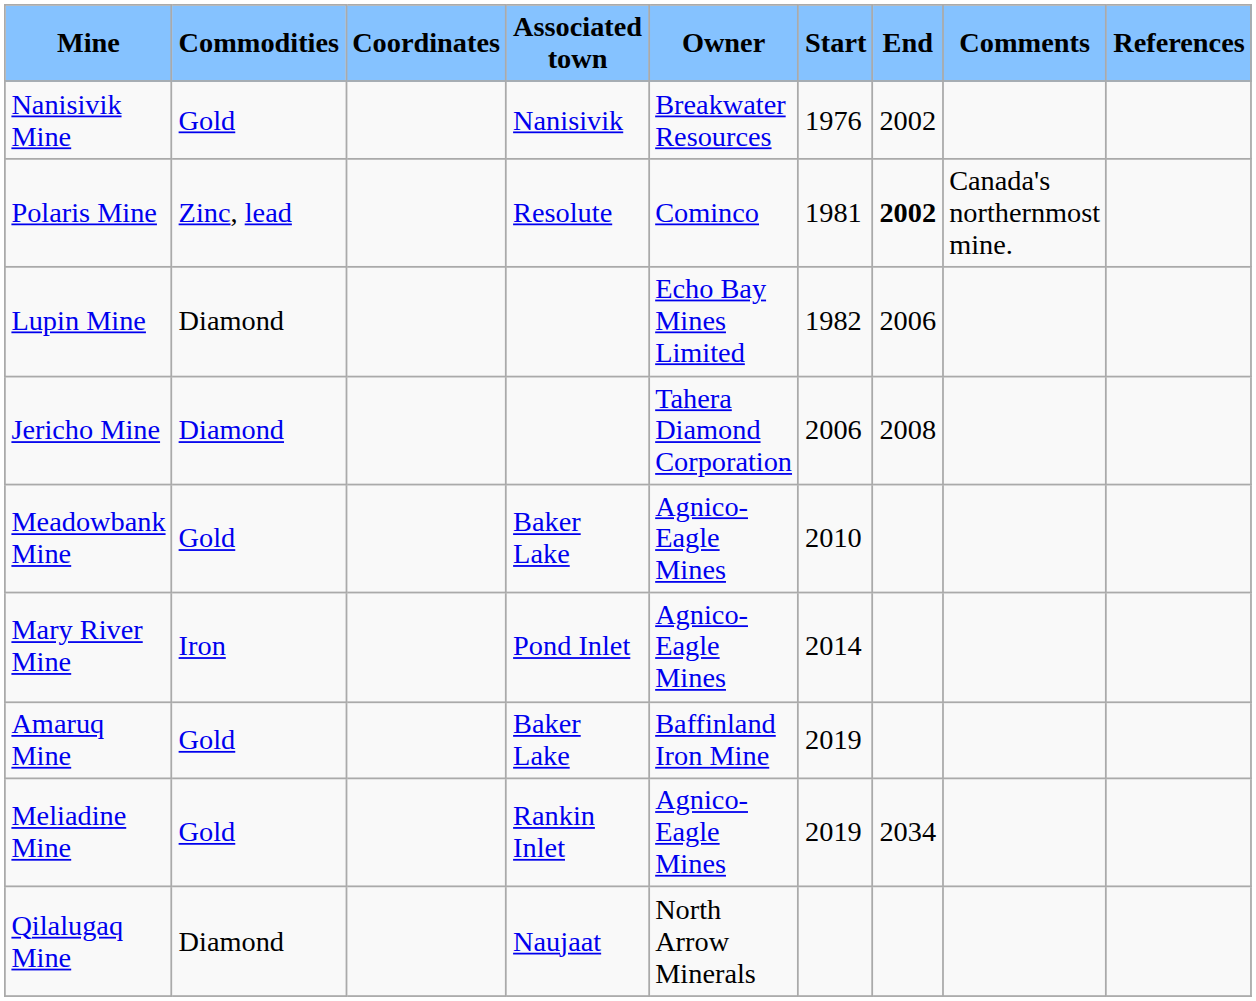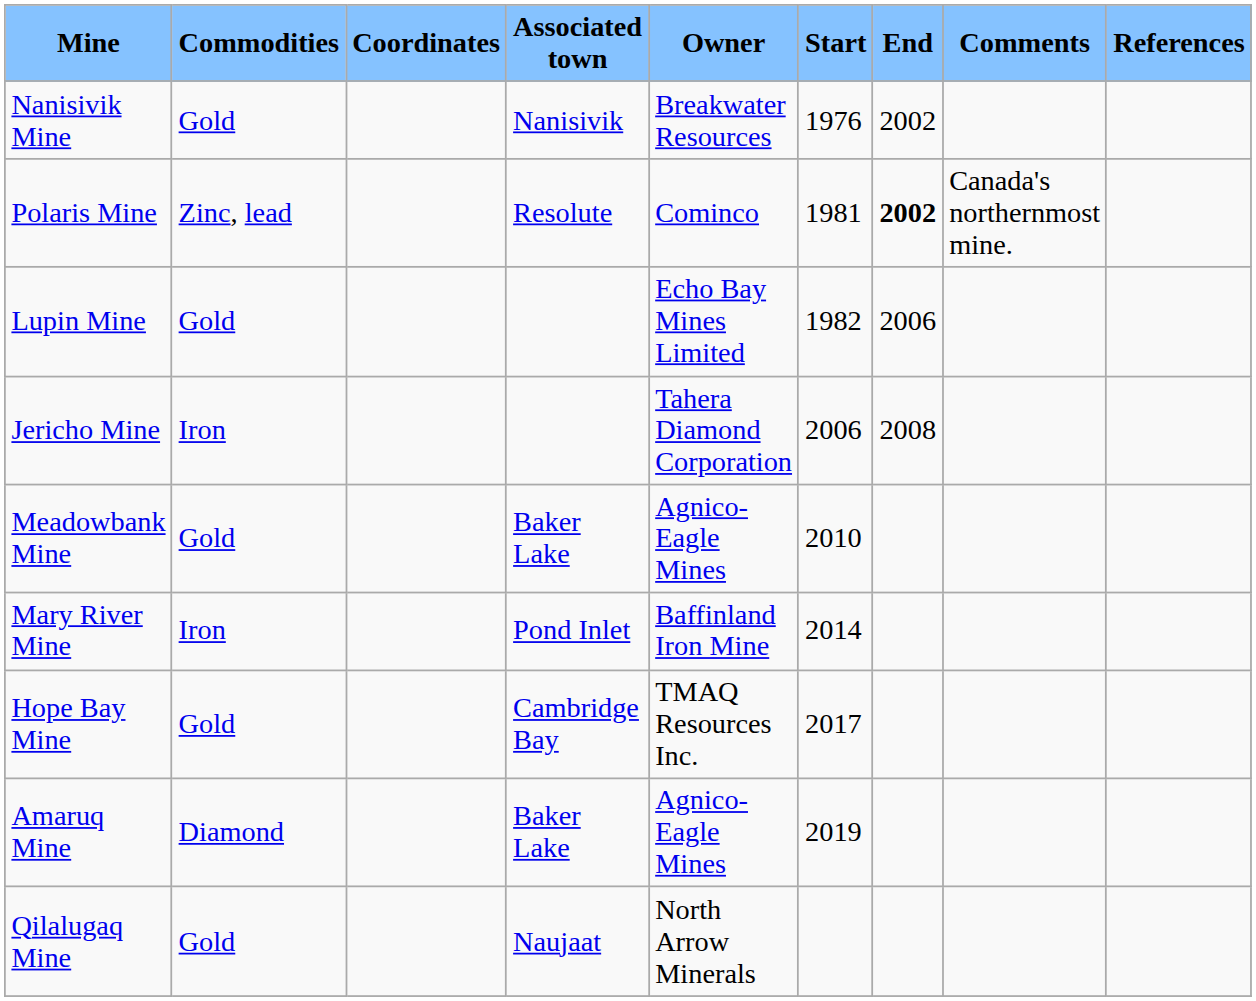(231, 320) Diamond -> (207, 320) Gold
(231, 429) Diamond -> (202, 429) Iron
(702, 646) Agnico-Eagle Mines -> (715, 630) Baffinland Iron Mine
+ row: (68, 723)
(207, 739) Gold -> (231, 832) Diamond
(715, 739) Baffinland Iron Mine -> (702, 832) Agnico-Eagle Mines
- row: (69, 832)
(231, 940) Diamond -> (207, 940) Gold
